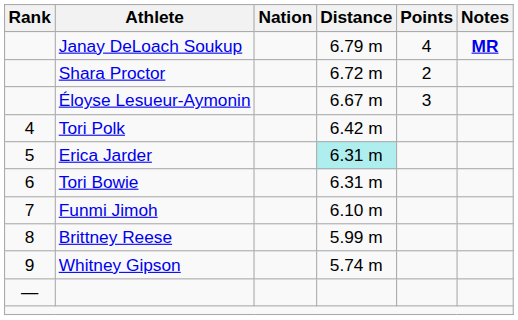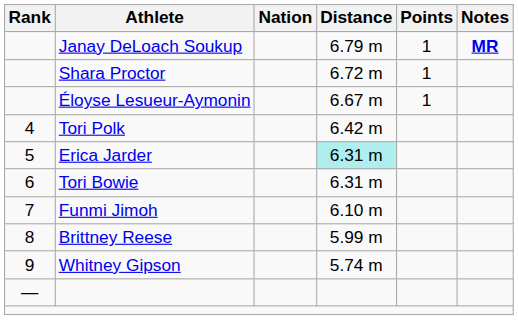(427, 45) 4 -> (427, 45) 1
(427, 73) 2 -> (427, 73) 1
(427, 100) 3 -> (427, 100) 1
